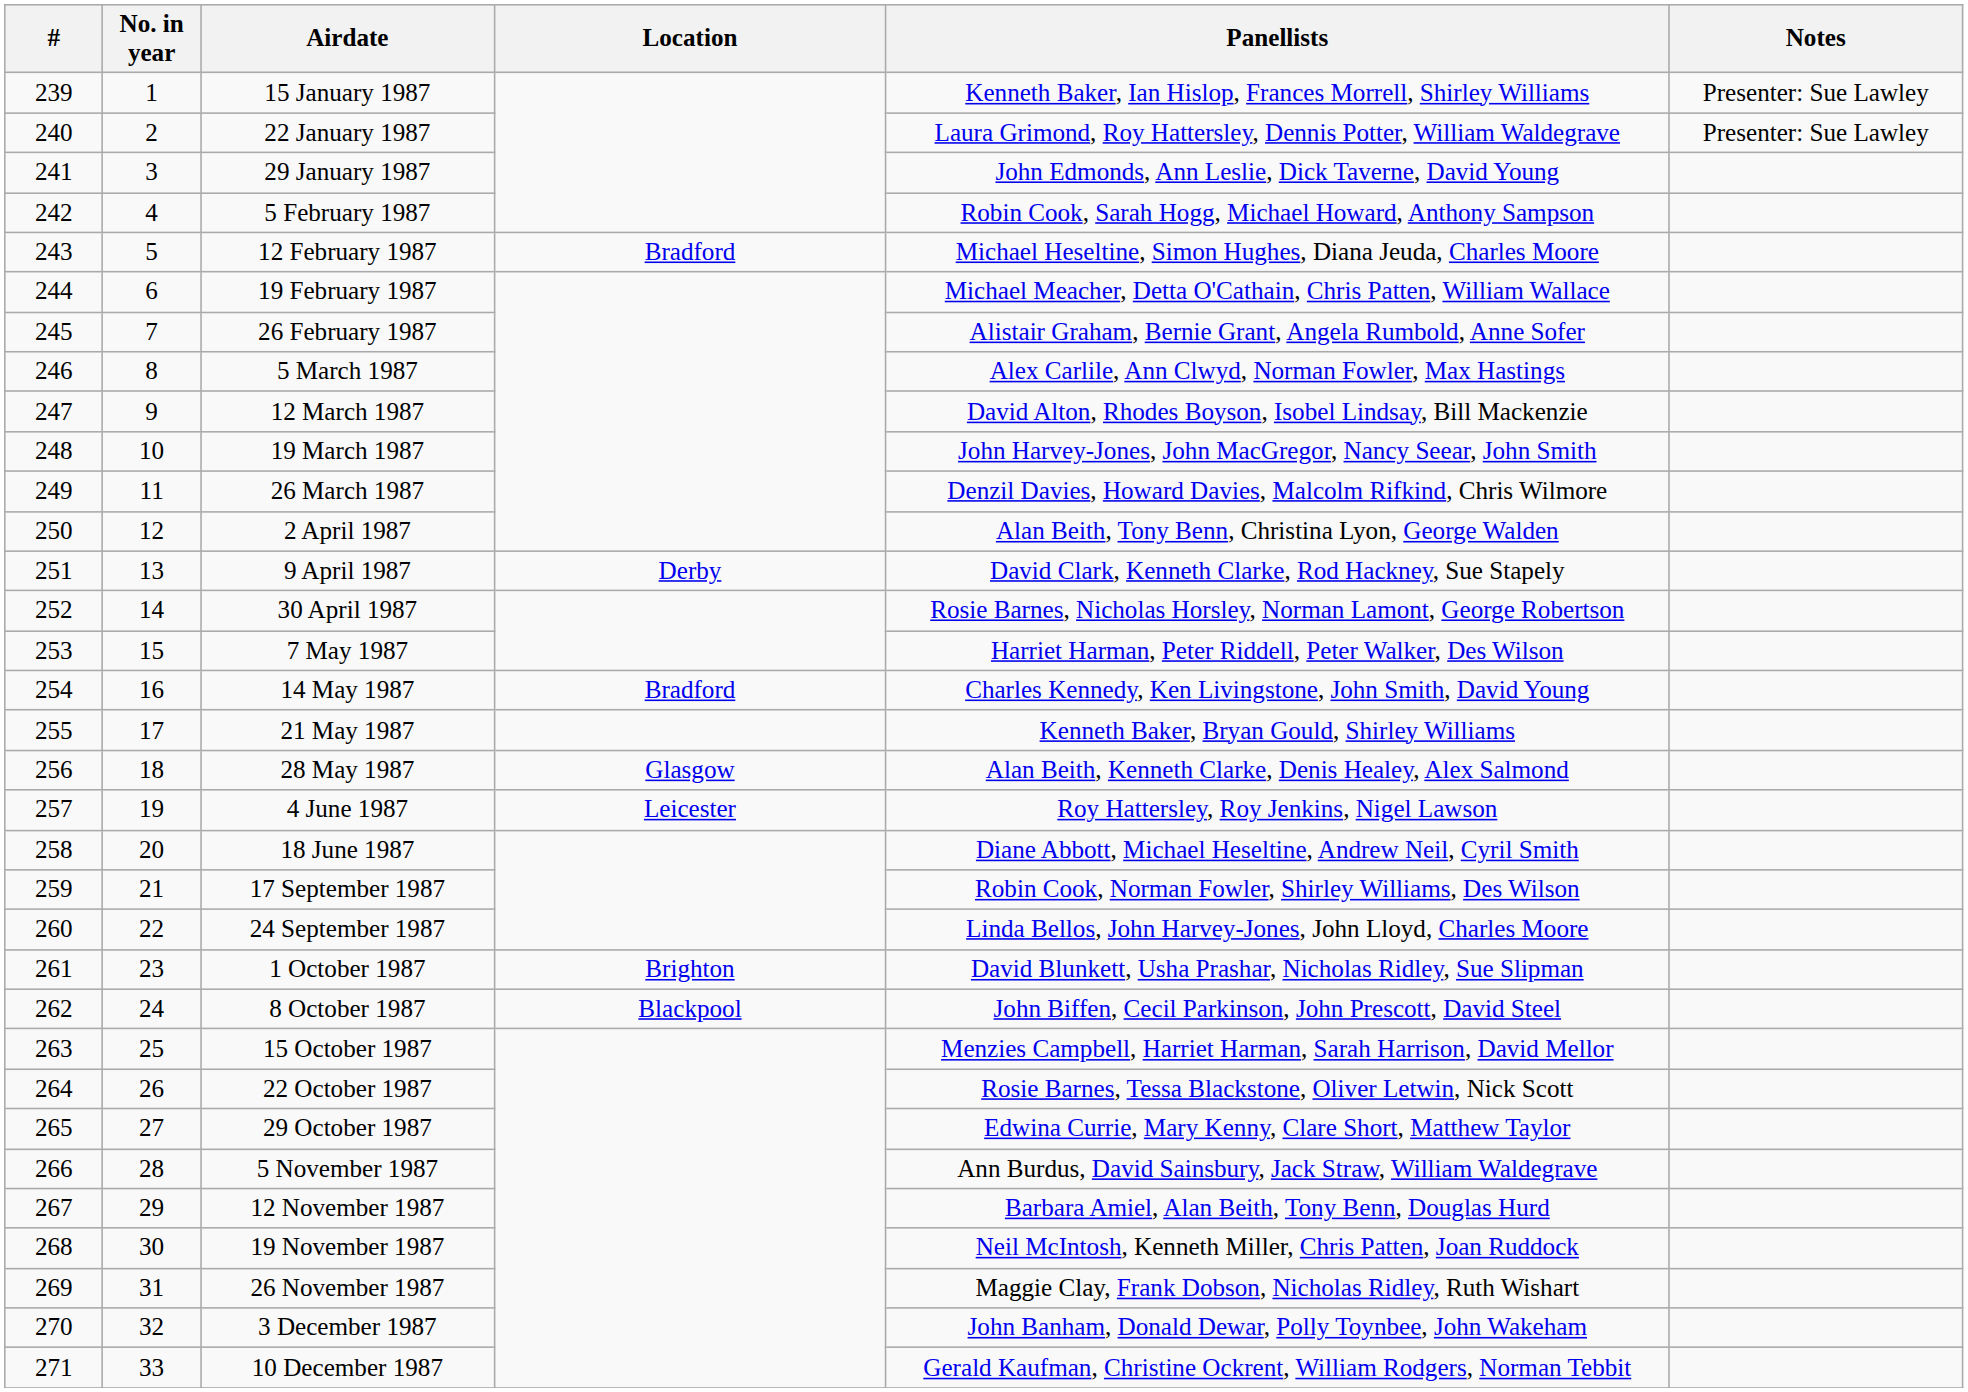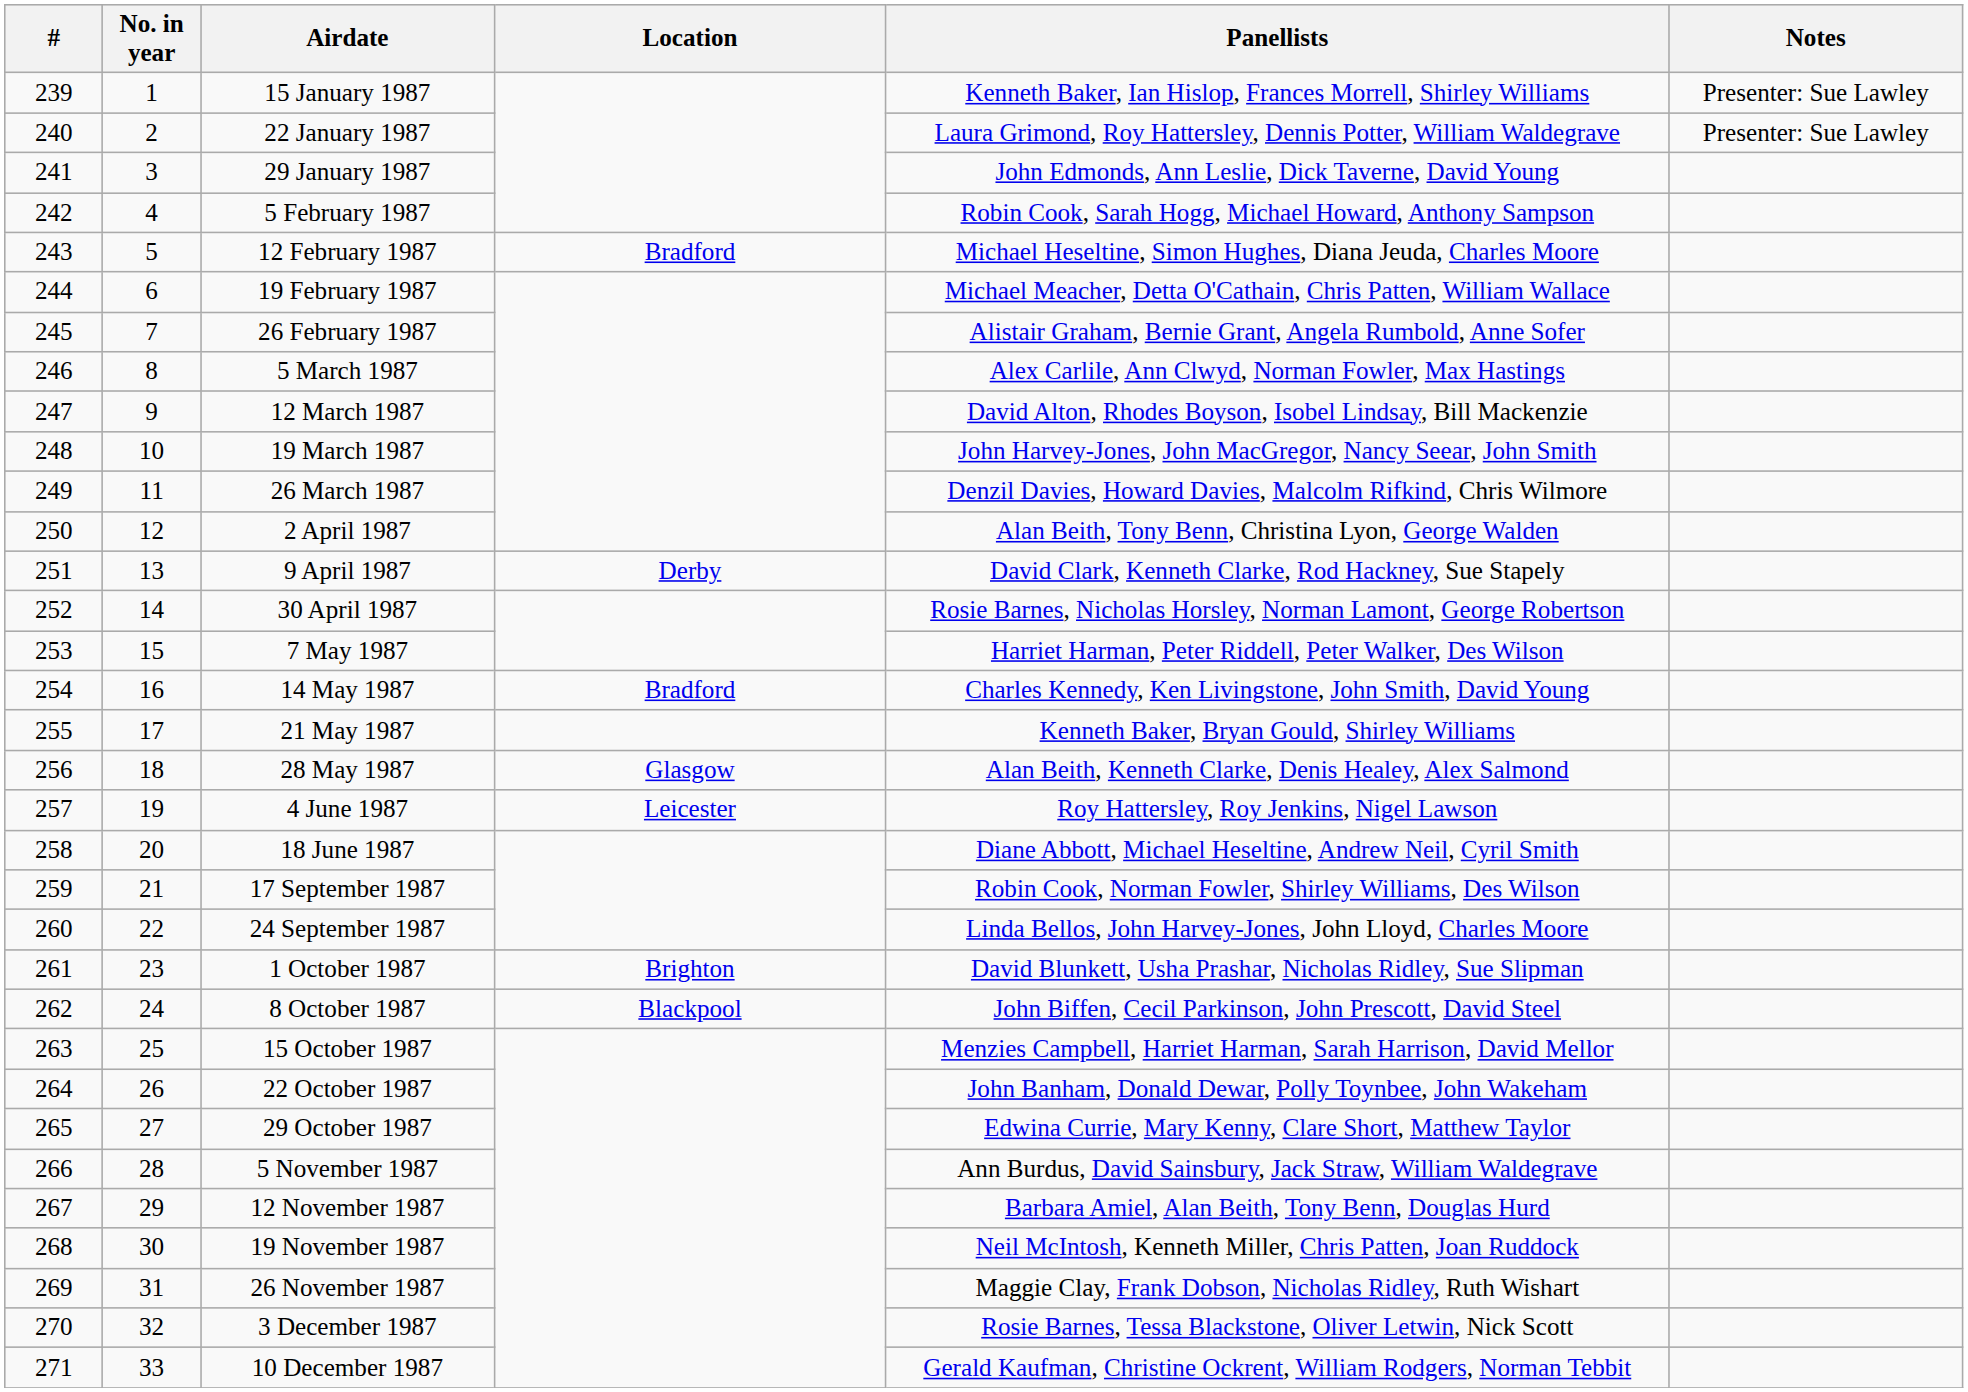(1277, 1088) Rosie Barnes, Tessa Blackstone, Oliver Letwin, Nick Scott -> (1277, 1088) John Banham, Donald Dewar, Polly Toynbee, John Wakeham
(1277, 1327) John Banham, Donald Dewar, Polly Toynbee, John Wakeham -> (1277, 1327) Rosie Barnes, Tessa Blackstone, Oliver Letwin, Nick Scott
